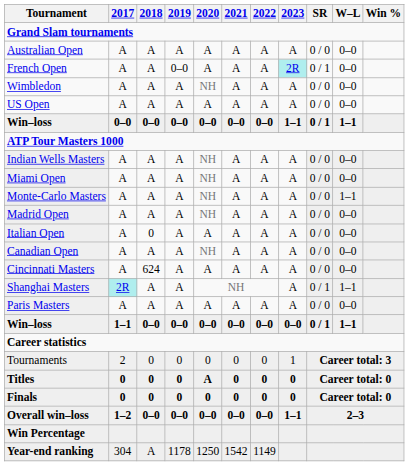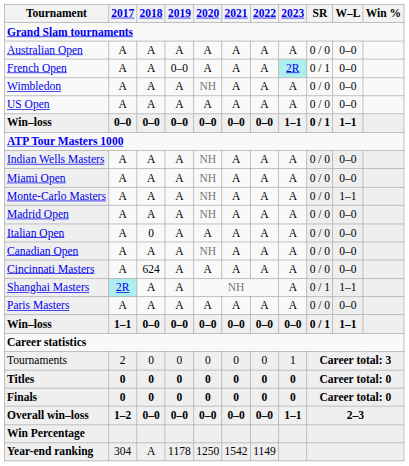(208, 379) A -> (208, 379) 0
